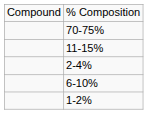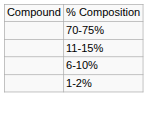- row: (79, 65)
